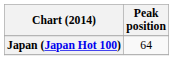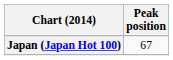(146, 45) 64 -> (146, 45) 67
